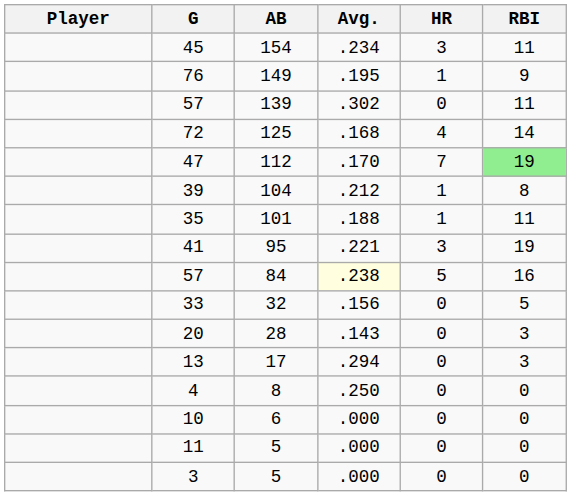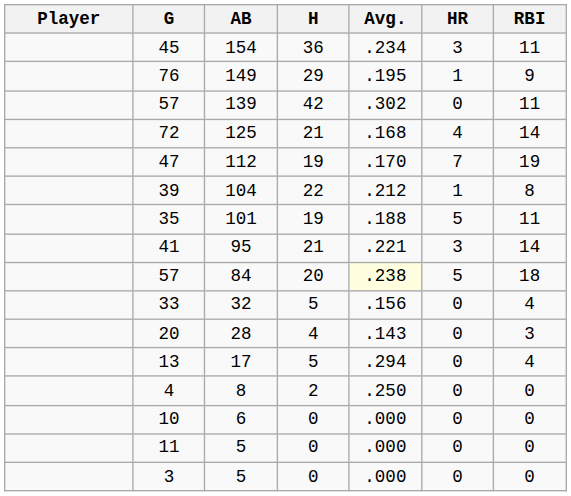+ column: (313, 19)
(524, 162) lightgreen background -> (530, 162) no background
(442, 219) 1 -> (457, 219) 5
(524, 248) 19 -> (530, 248) 14
(524, 276) 16 -> (530, 276) 18
(524, 305) 5 -> (530, 305) 4
(524, 362) 3 -> (530, 362) 4
